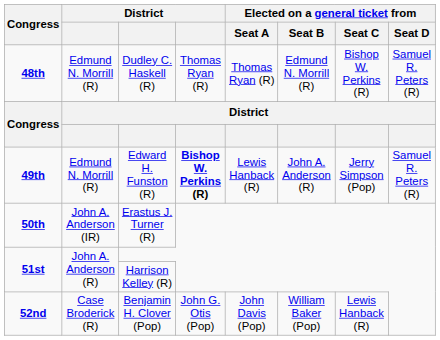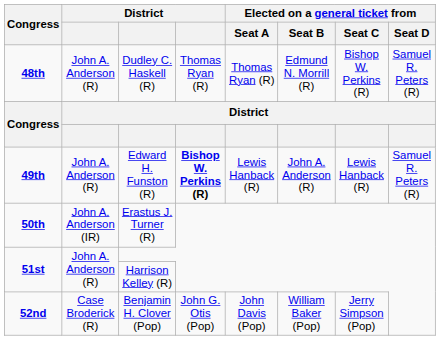(90, 73) Edmund N. Morrill (R) -> (90, 73) John A. Anderson (R)
(90, 175) Edmund N. Morrill (R) -> (90, 175) John A. Anderson (R)
(362, 175) Jerry Simpson (Pop) -> (362, 175) Lewis Hanback (R)
(362, 313) Lewis Hanback (R) -> (362, 313) Jerry Simpson (Pop)
